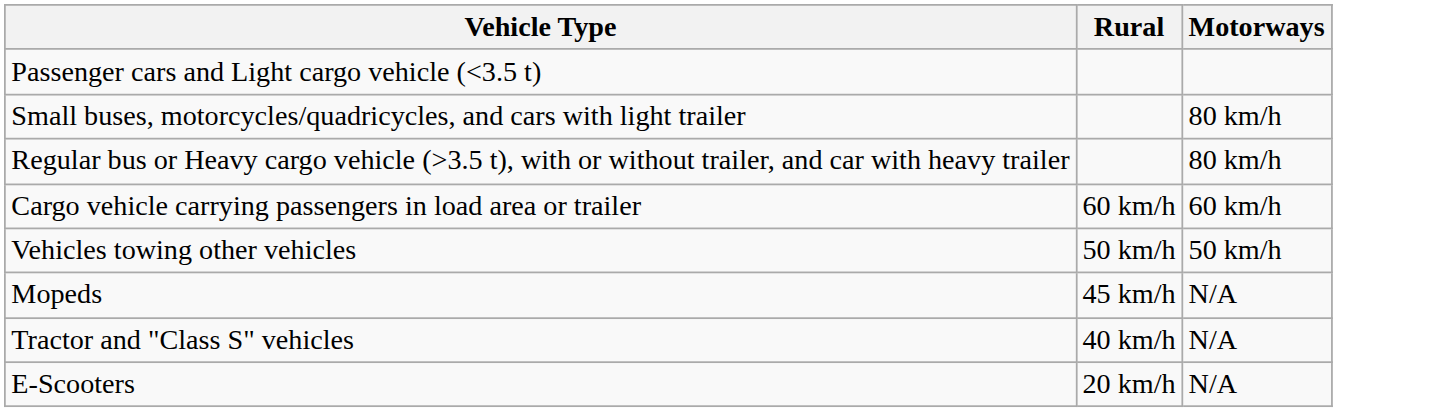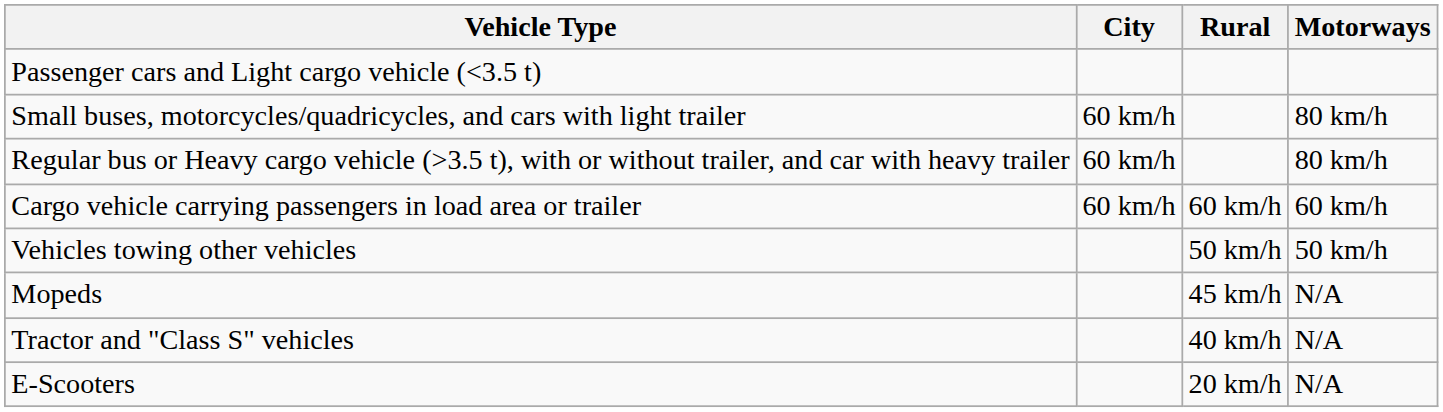+ column: (1129, 26)
